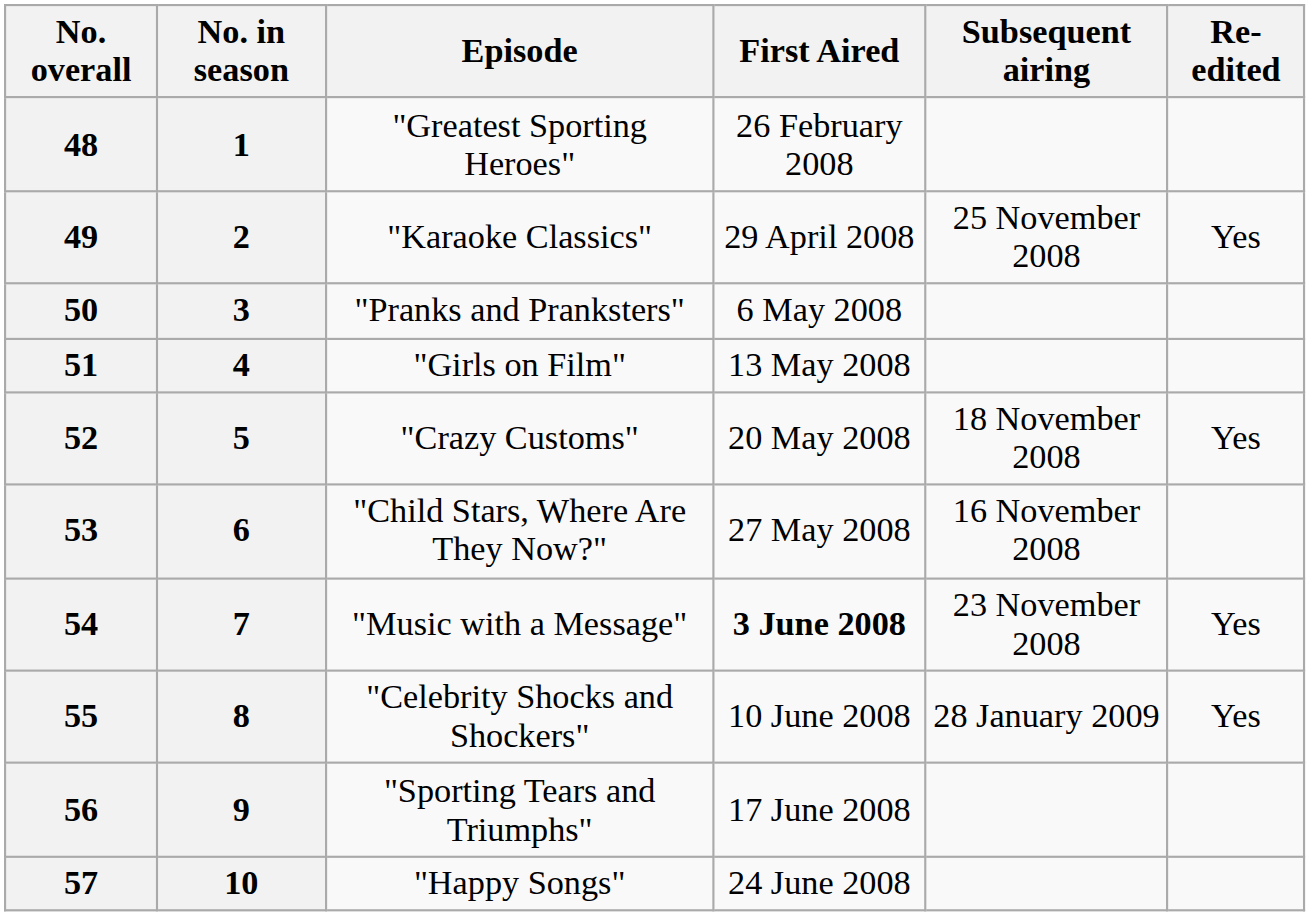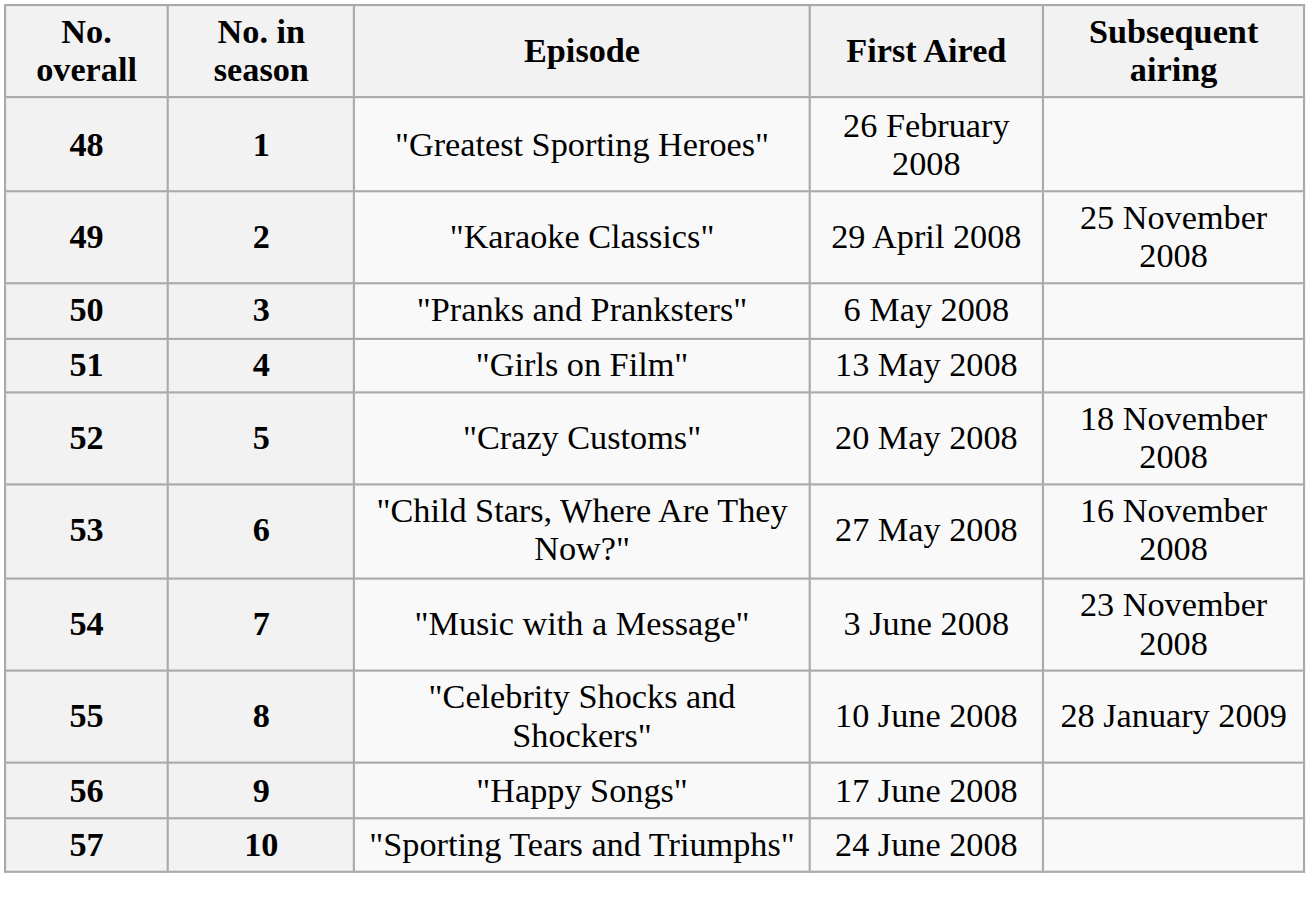- column: (1236, 50)
(819, 623) bold -> (926, 623) normal
(520, 809) "Sporting Tears and Triumphs" -> (582, 790) "Happy Songs"
(520, 882) "Happy Songs" -> (582, 844) "Sporting Tears and Triumphs"
